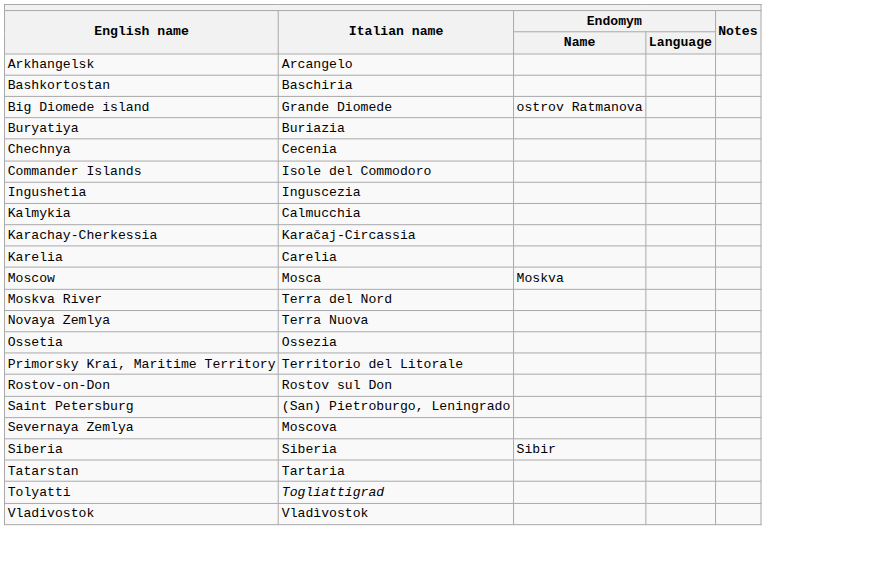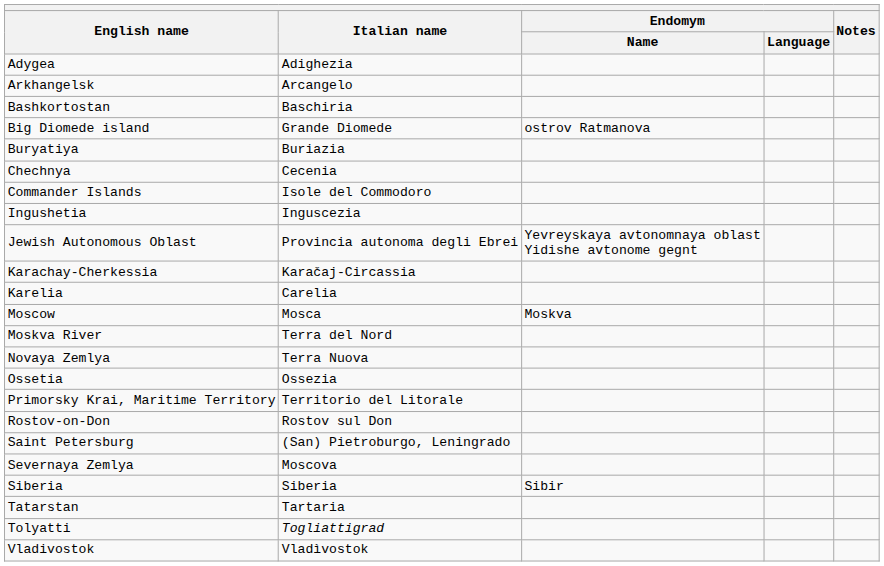+ row: (31, 64)
+ row: (102, 243)
- row: (39, 214)
